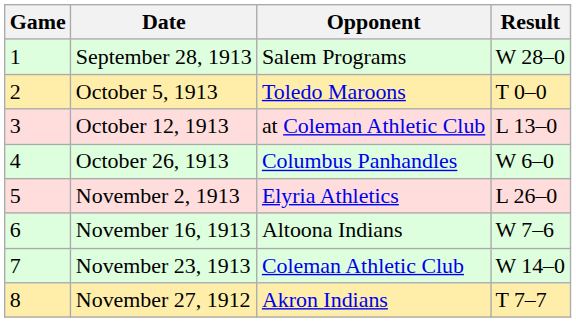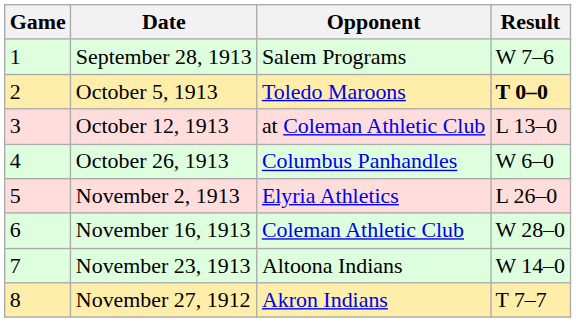(530, 56) W 28–0 -> (525, 56) W 7–6
(521, 91) normal -> (522, 91) bold
(332, 230) Altoona Indians -> (363, 230) Coleman Athletic Club
(525, 230) W 7–6 -> (530, 230) W 28–0
(363, 265) Coleman Athletic Club -> (332, 265) Altoona Indians
